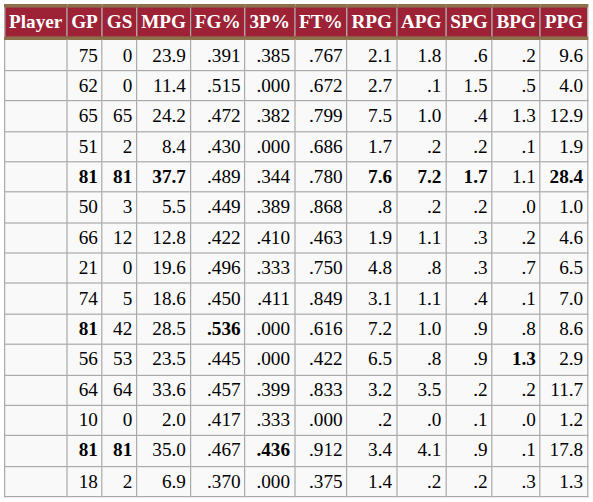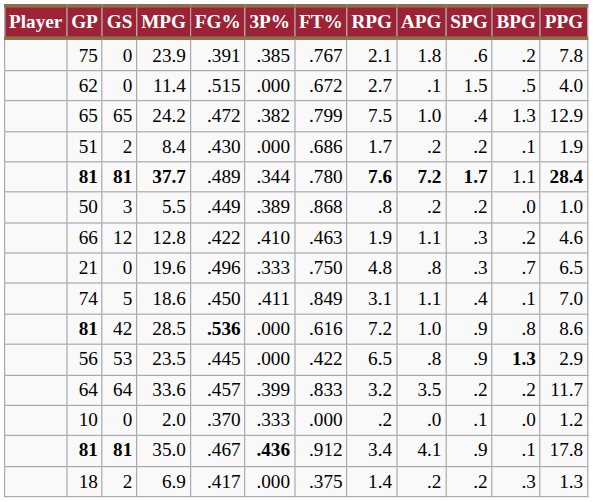(571, 54) 9.6 -> (571, 54) 7.8
(224, 420) .417 -> (224, 420) .370
(224, 481) .370 -> (224, 481) .417
